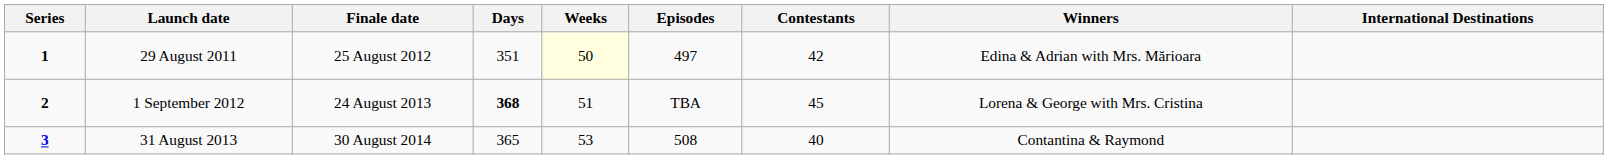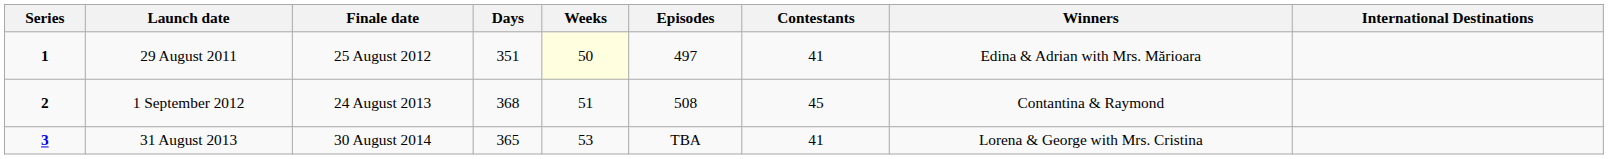(816, 55) 42 -> (816, 55) 41
(508, 103) bold -> (508, 103) normal
(686, 103) TBA -> (686, 103) 508
(1091, 103) Lorena & George with Mrs. Cristina -> (1091, 103) Contantina & Raymond
(686, 140) 508 -> (686, 140) TBA
(816, 140) 40 -> (816, 140) 41
(1091, 140) Contantina & Raymond -> (1091, 140) Lorena & George with Mrs. Cristina
